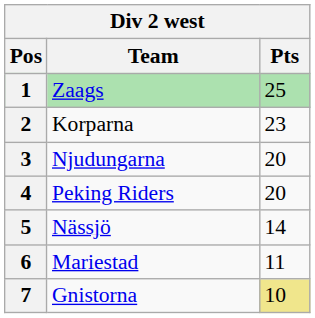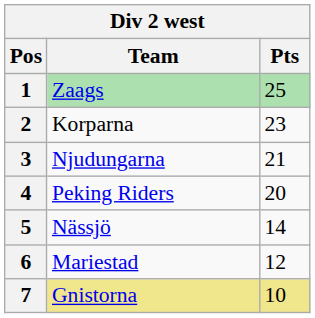(275, 158) 20 -> (275, 158) 21
(275, 261) 11 -> (275, 261) 12
(95, 295) no background -> (95, 295) khaki background
